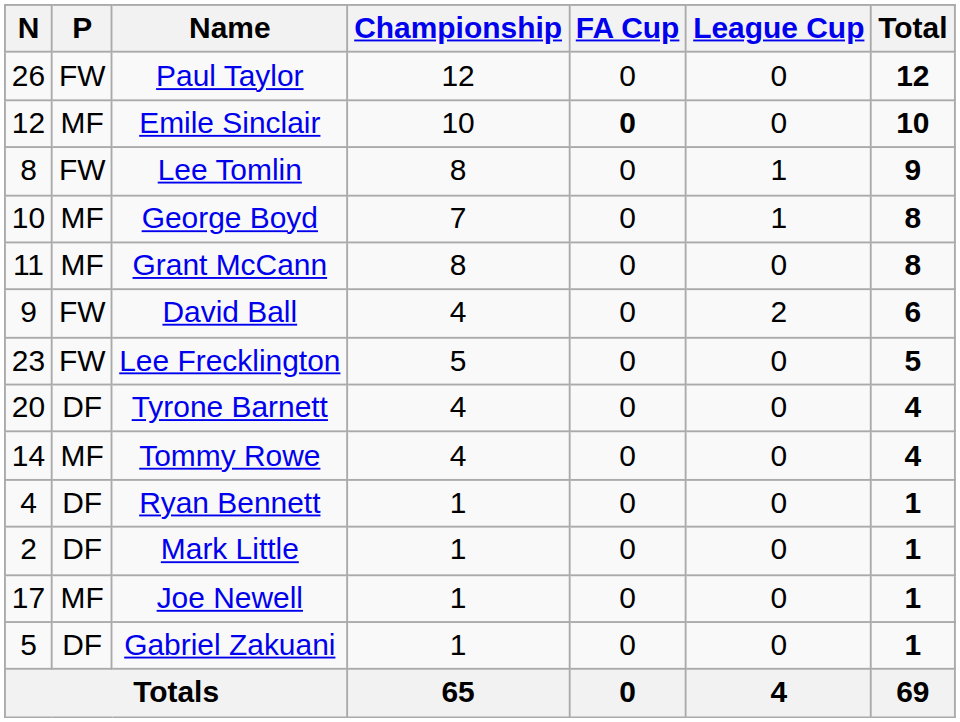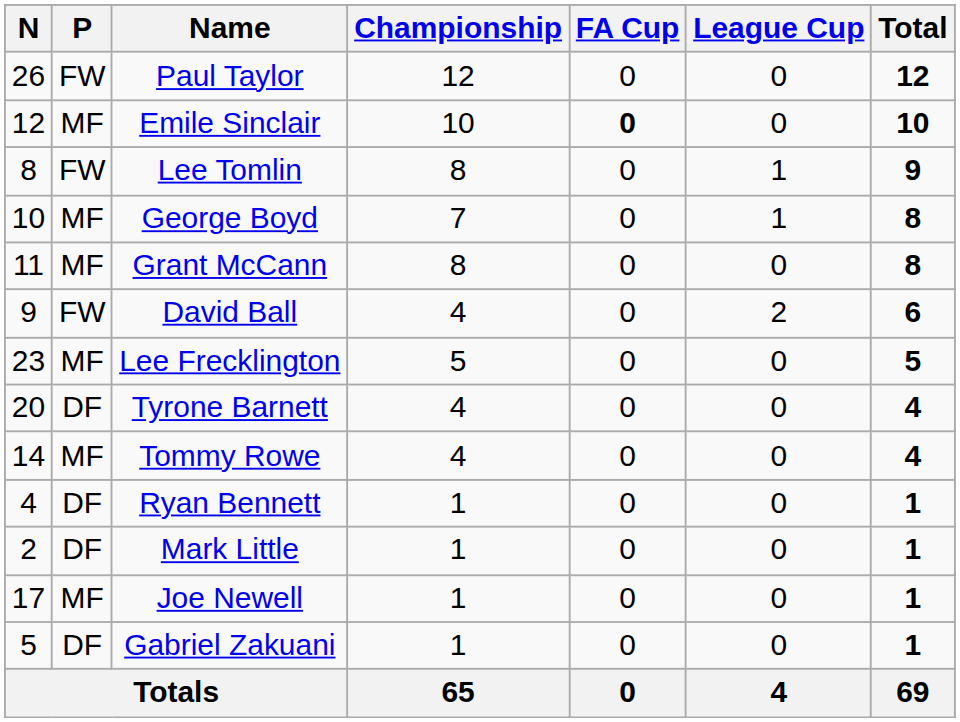(82, 360) FW -> (82, 360) MF
